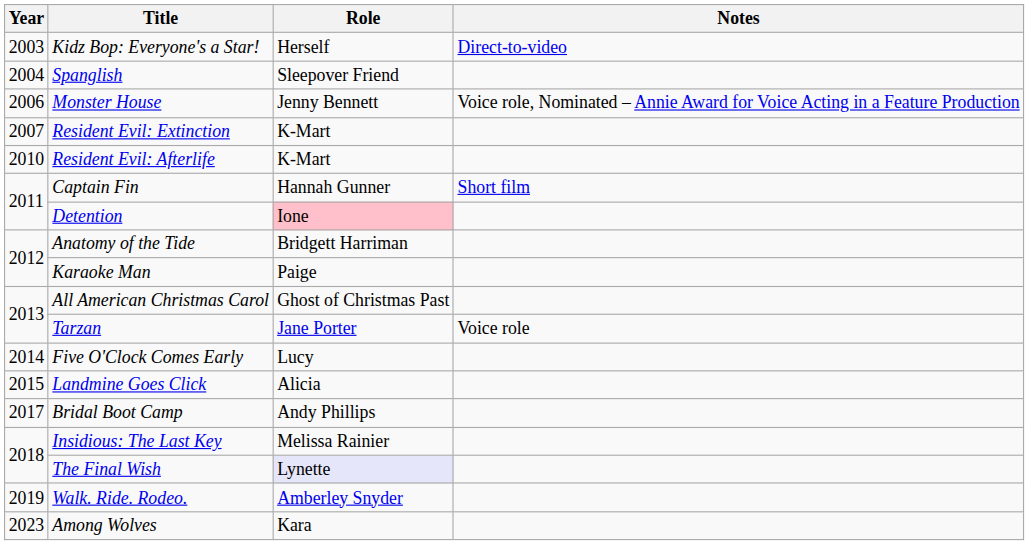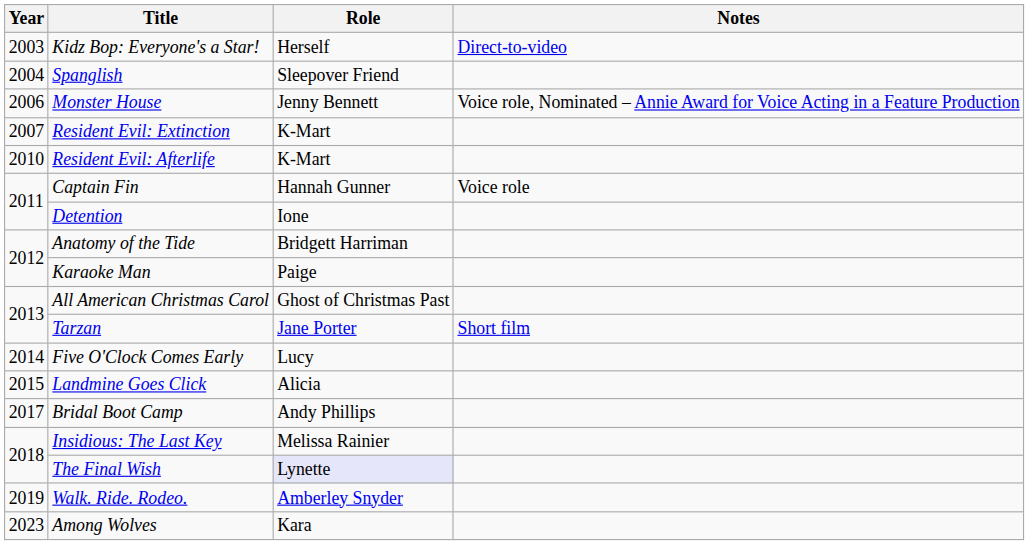(494, 187) Short film -> (494, 187) Voice role
(293, 215) pink background -> (293, 215) no background
(494, 328) Voice role -> (494, 328) Short film
